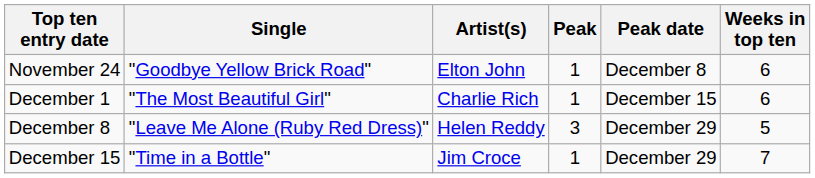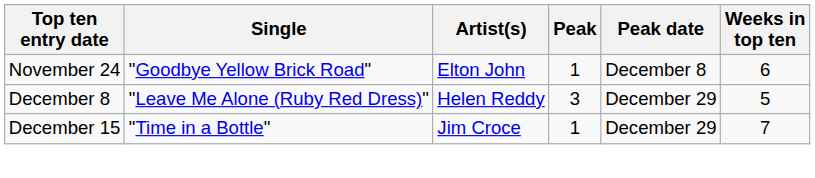- row: (59, 98)
